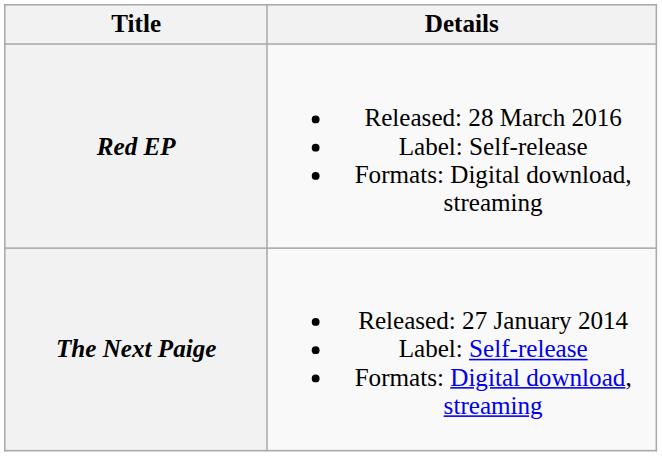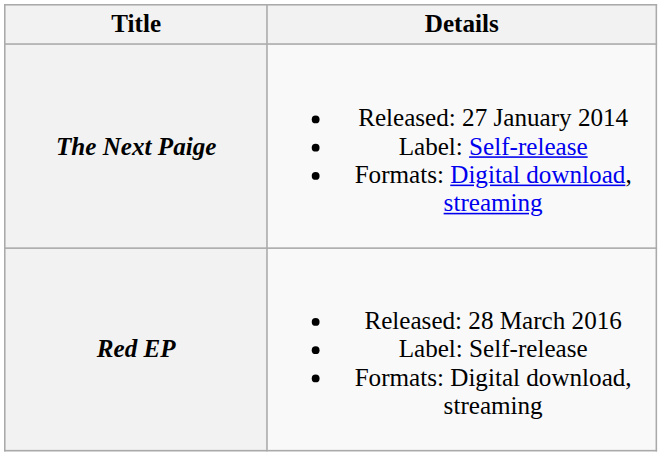rows swapped: (136, 349) <-> (136, 145)
